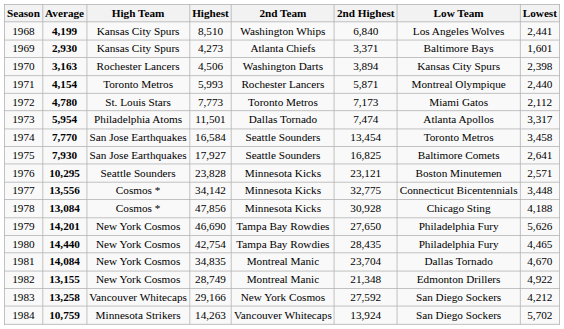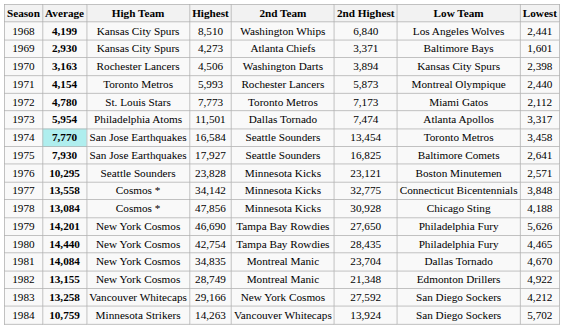(366, 84) 5,871 -> (366, 84) 5,873
(65, 137) no background -> (65, 137) paleturquoise background
(65, 191) 13,556 -> (65, 191) 13,558
(540, 191) 3,448 -> (540, 191) 3,848
